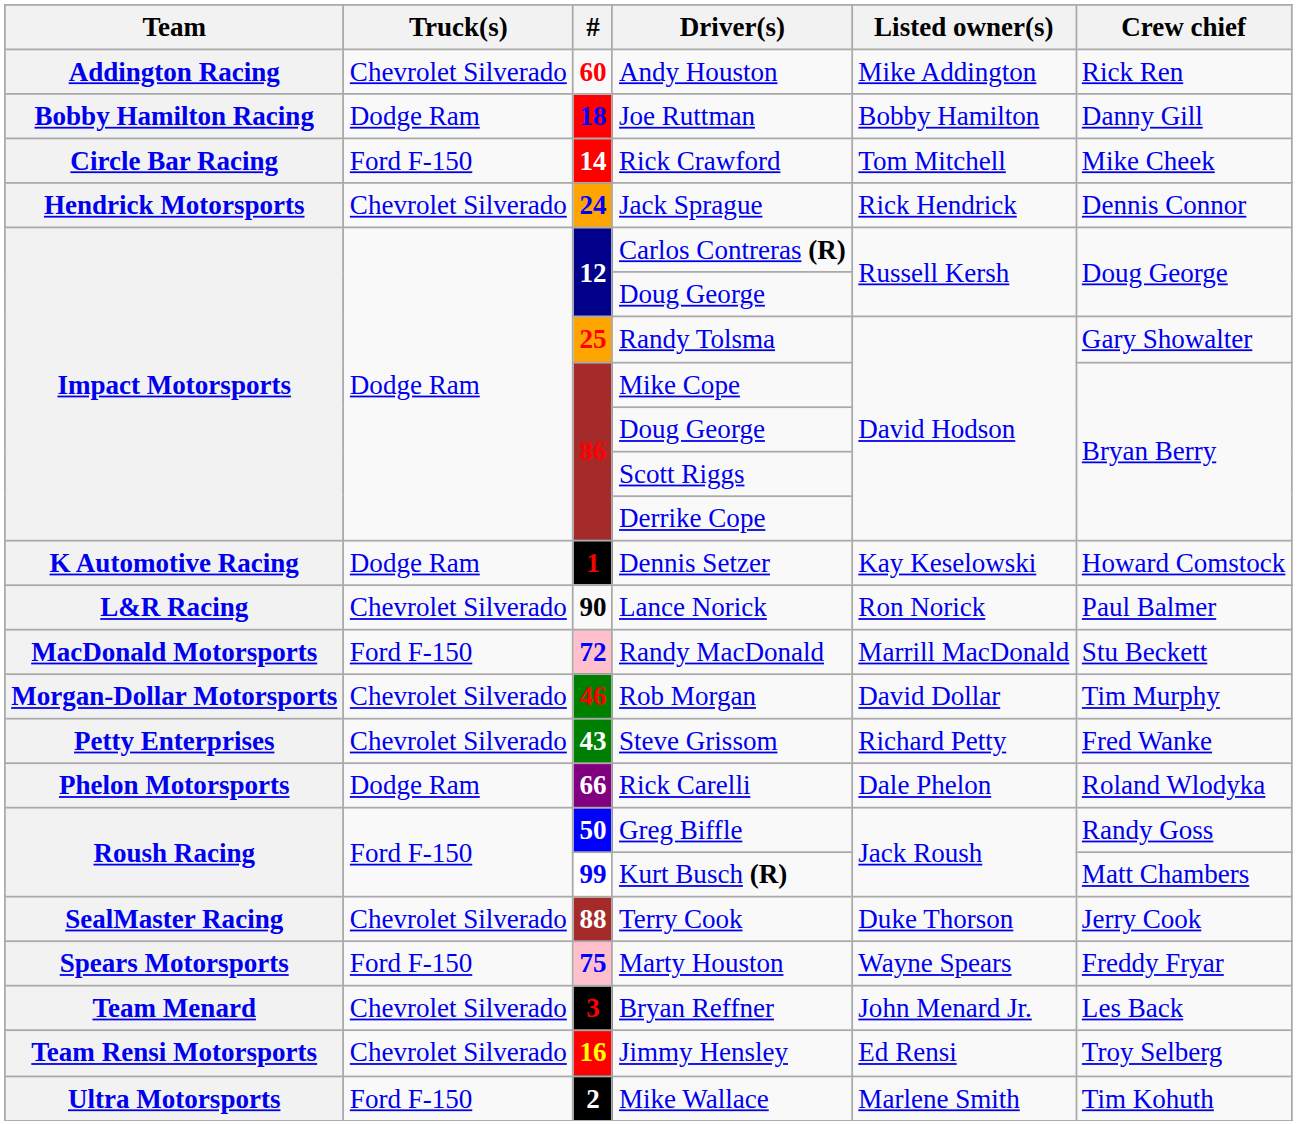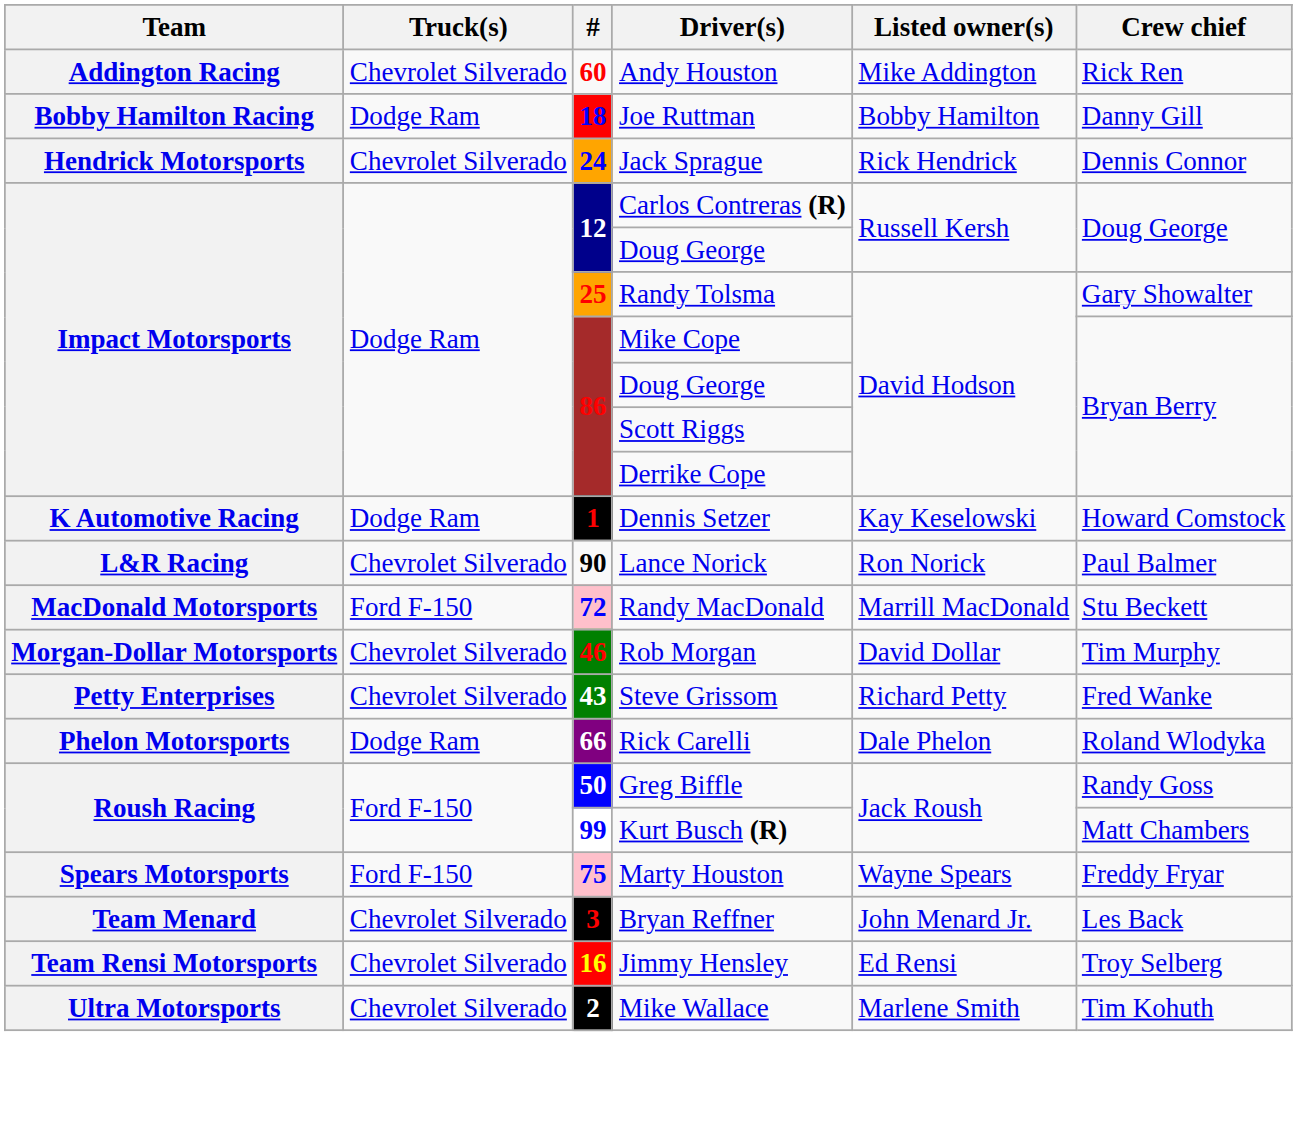- row: (593, 160)
- row: (593, 919)
(411, 1097) Ford F-150 -> (458, 1008) Chevrolet Silverado
